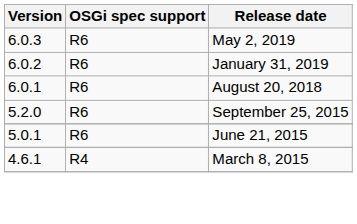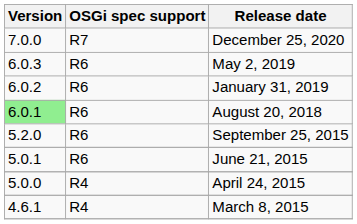+ row: (278, 40)
(25, 87) no background -> (25, 111) lightgreen background
+ row: (259, 183)
